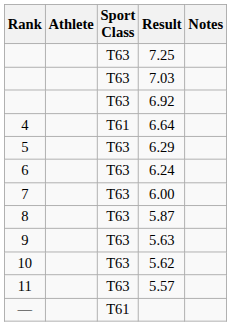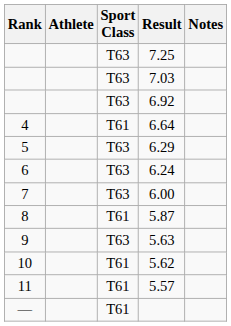(118, 217) T63 -> (118, 217) T61
(118, 263) T63 -> (118, 263) T61
(118, 286) T63 -> (118, 286) T61
